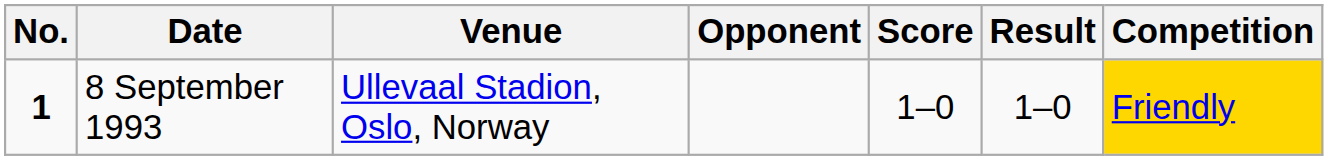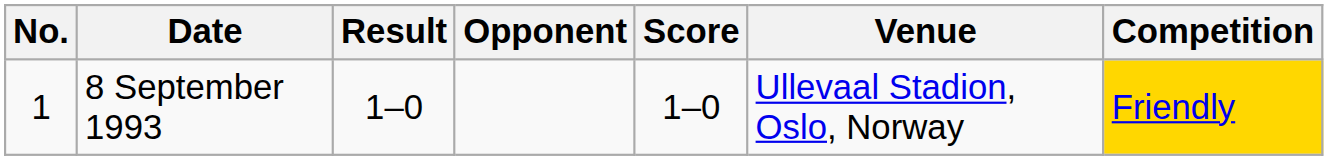columns swapped: (511, 32) <-> (1043, 32)
(41, 106) bold -> (41, 106) normal
